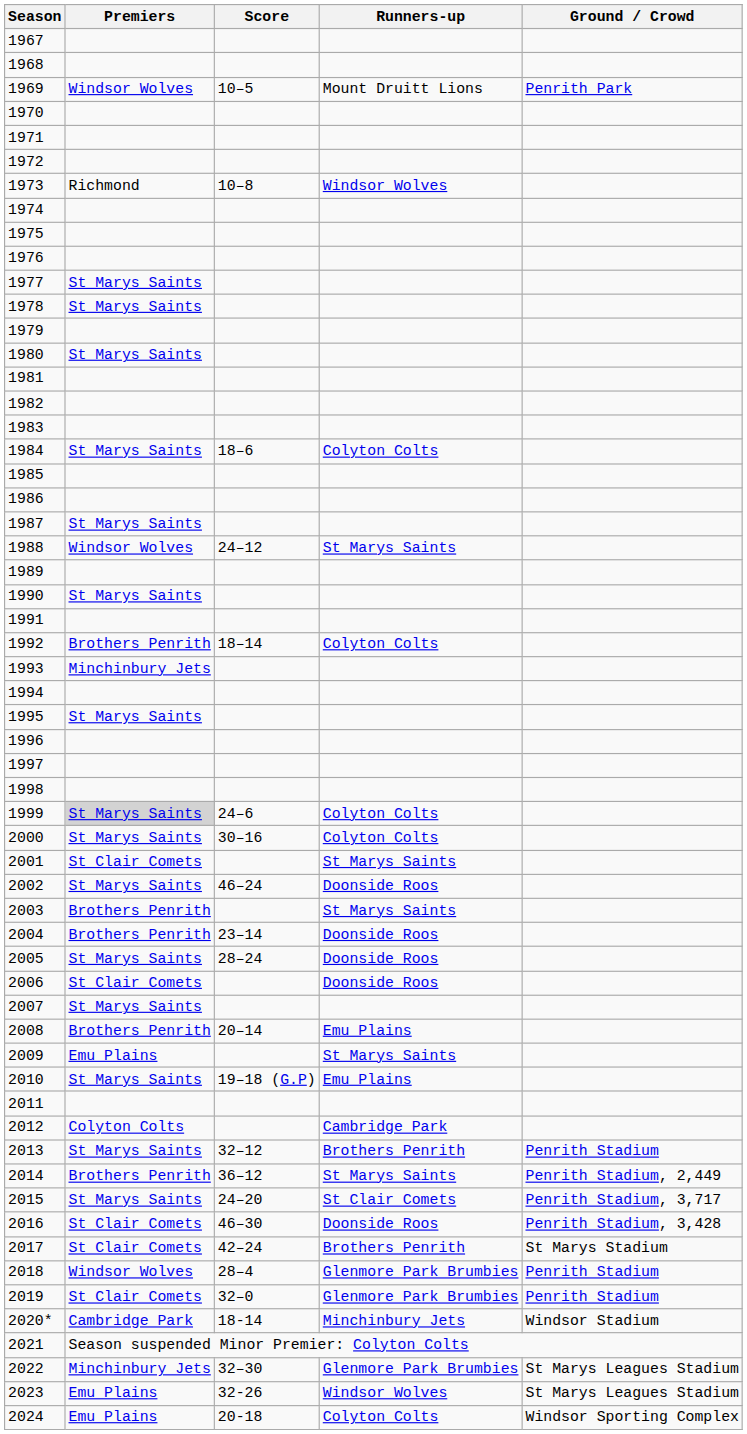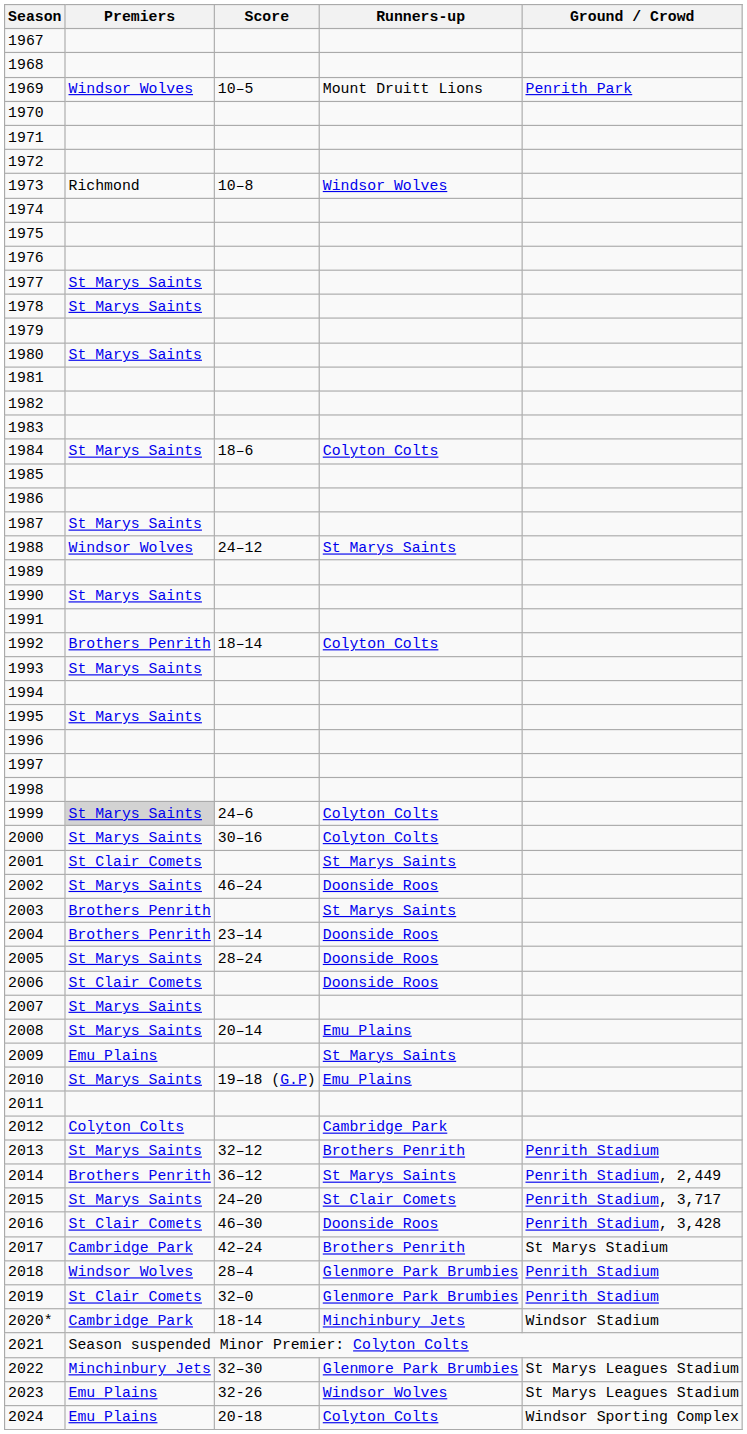(140, 669) Minchinbury Jets -> (135, 669) St Marys Saints
(140, 1031) Brothers Penrith -> (135, 1031) St Marys Saints
(135, 1248) St Clair Comets -> (131, 1248) Cambridge Park
